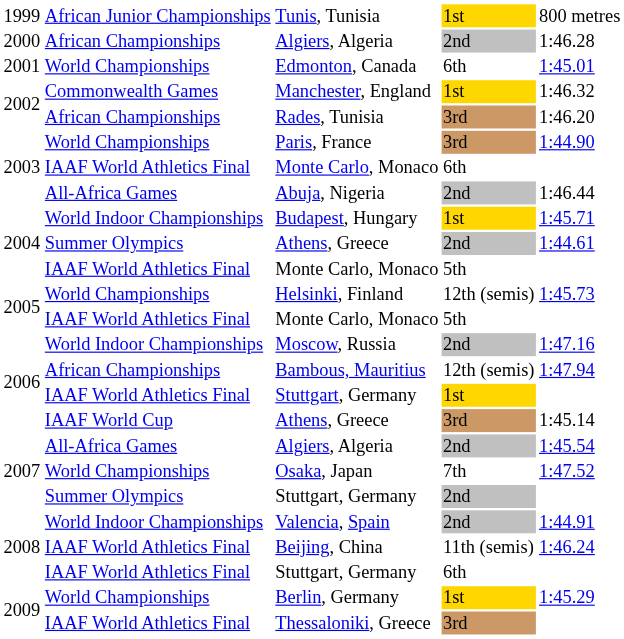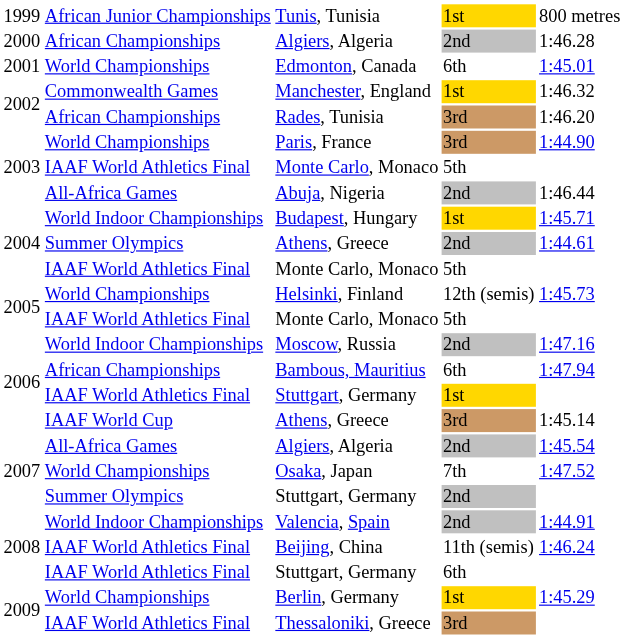(455, 167) 6th -> (455, 167) 5th
(489, 369) 12th (semis) -> (455, 369) 6th
